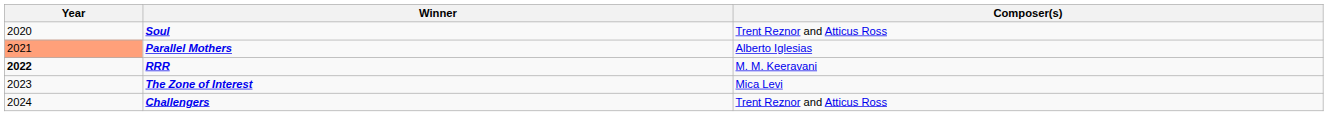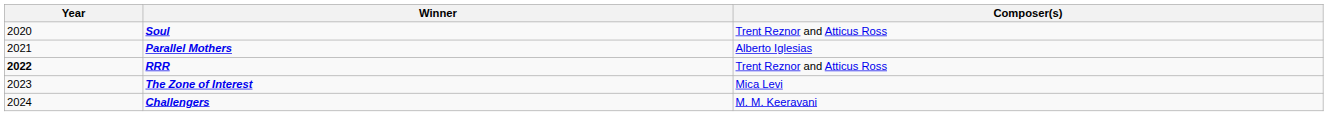(19, 48) lightsalmon background -> (19, 48) no background
(776, 66) M. M. Keeravani -> (811, 66) Trent Reznor and Atticus Ross
(811, 102) Trent Reznor and Atticus Ross -> (776, 102) M. M. Keeravani
